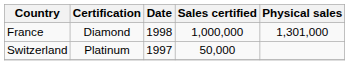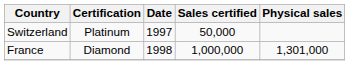rows swapped: (25, 32) <-> (37, 50)
